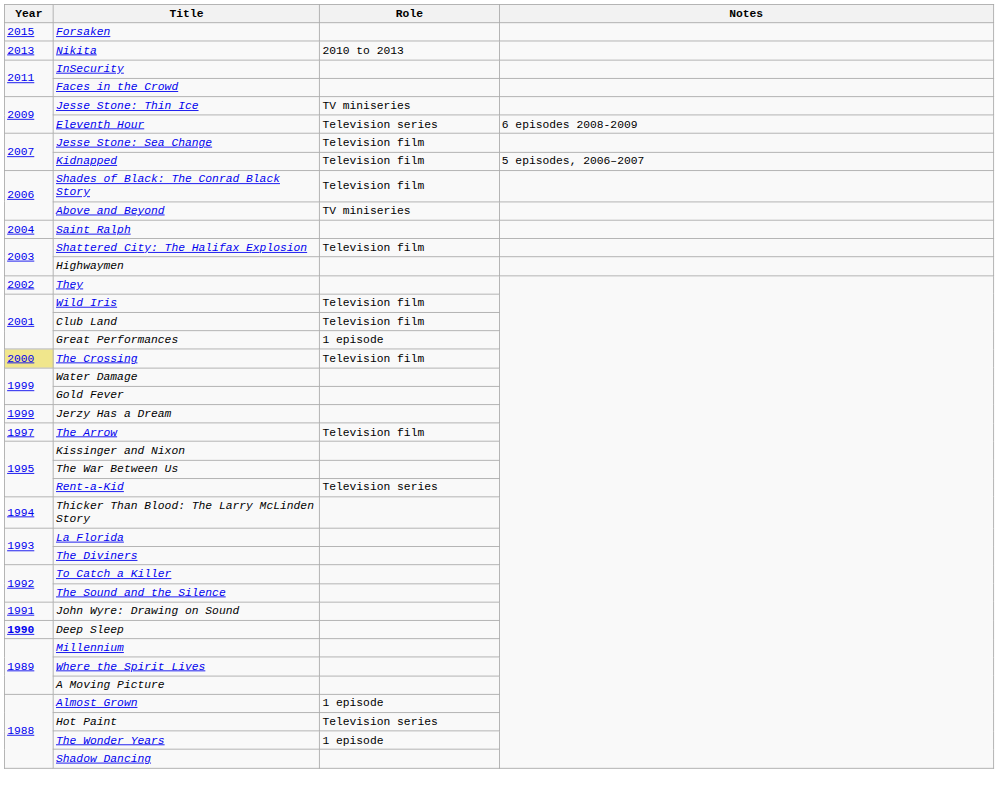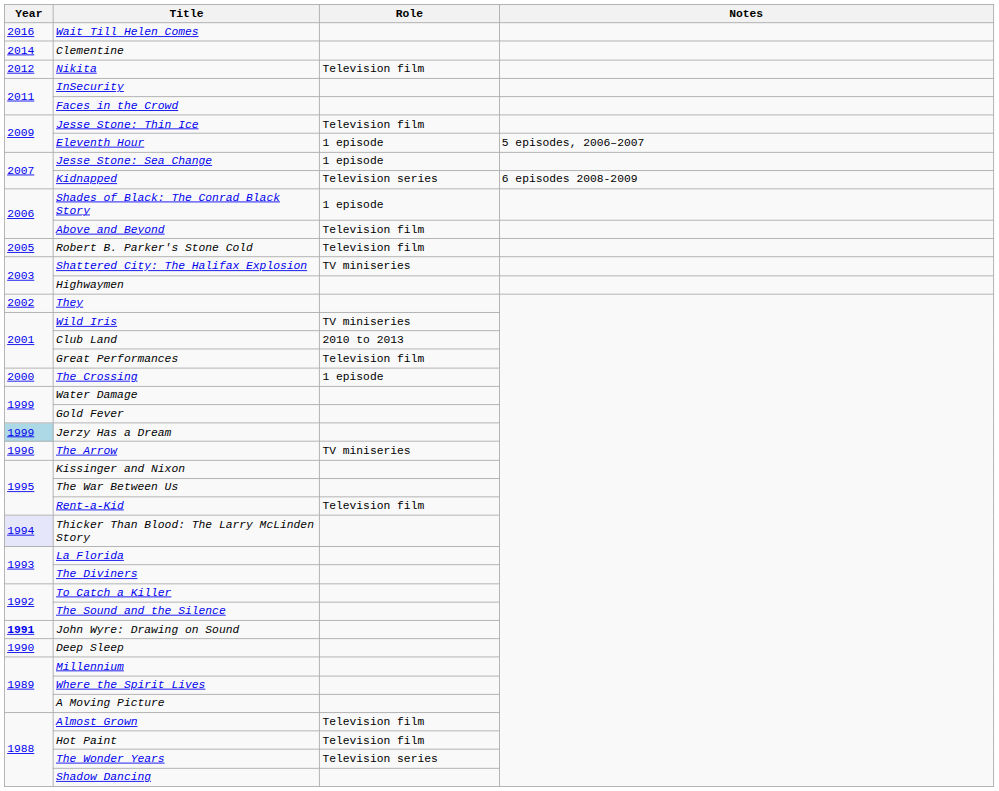+ row: (127, 32)
- row: (83, 32)
+ row: (90, 51)
(21, 51) 2013 -> (21, 69) 2012
(363, 51) 2010 to 2013 -> (373, 69) Television film
(367, 106) TV miniseries -> (373, 124) Television film
(380, 124) Television series -> (353, 143) 1 episode
(570, 124) 6 episodes 2008-2009 -> (573, 143) 5 episodes, 2006–2007
(373, 143) Television film -> (353, 161) 1 episode
(373, 161) Television film -> (380, 180) Television series
(573, 161) 5 episodes, 2006–2007 -> (570, 180) 6 episodes 2008-2009
(373, 186) Television film -> (353, 205) 1 episode
(367, 211) TV miniseries -> (373, 229) Television film
+ row: (154, 248)
- row: (93, 229)
(373, 248) Television film -> (367, 266) TV miniseries
(373, 303) Television film -> (367, 322) TV miniseries
(373, 322) Television film -> (363, 340) 2010 to 2013
(353, 340) 1 episode -> (373, 358) Television film
(21, 358) khaki background -> (21, 377) no background
(373, 358) Television film -> (353, 377) 1 episode
(21, 414) no background -> (21, 432) lightblue background
(21, 432) 1997 -> (21, 451) 1996
(373, 432) Television film -> (367, 451) TV miniseries
(380, 488) Television series -> (373, 506) Television film
(21, 512) no background -> (21, 531) lavender background
(21, 611) normal -> (21, 630) bold
(21, 630) bold -> (21, 648) normal
(353, 703) 1 episode -> (373, 722) Television film
(380, 722) Television series -> (373, 740) Television film
(353, 740) 1 episode -> (380, 759) Television series
